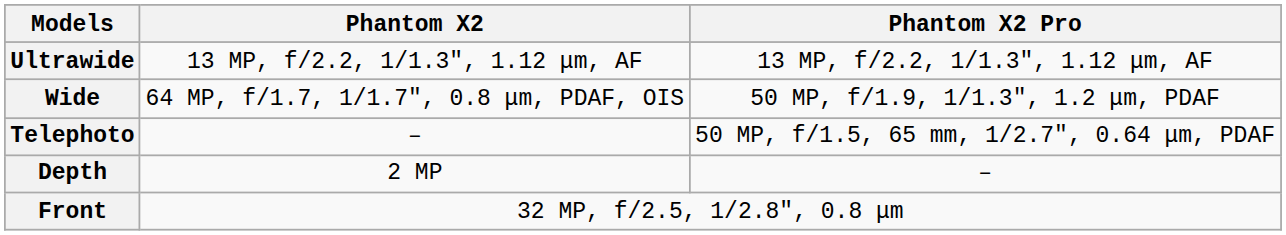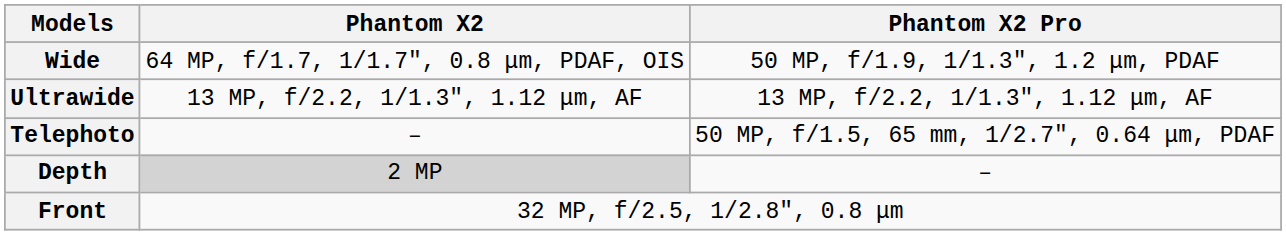rows swapped: (73, 99) <-> (73, 61)
(415, 174) no background -> (415, 174) lightgrey background
